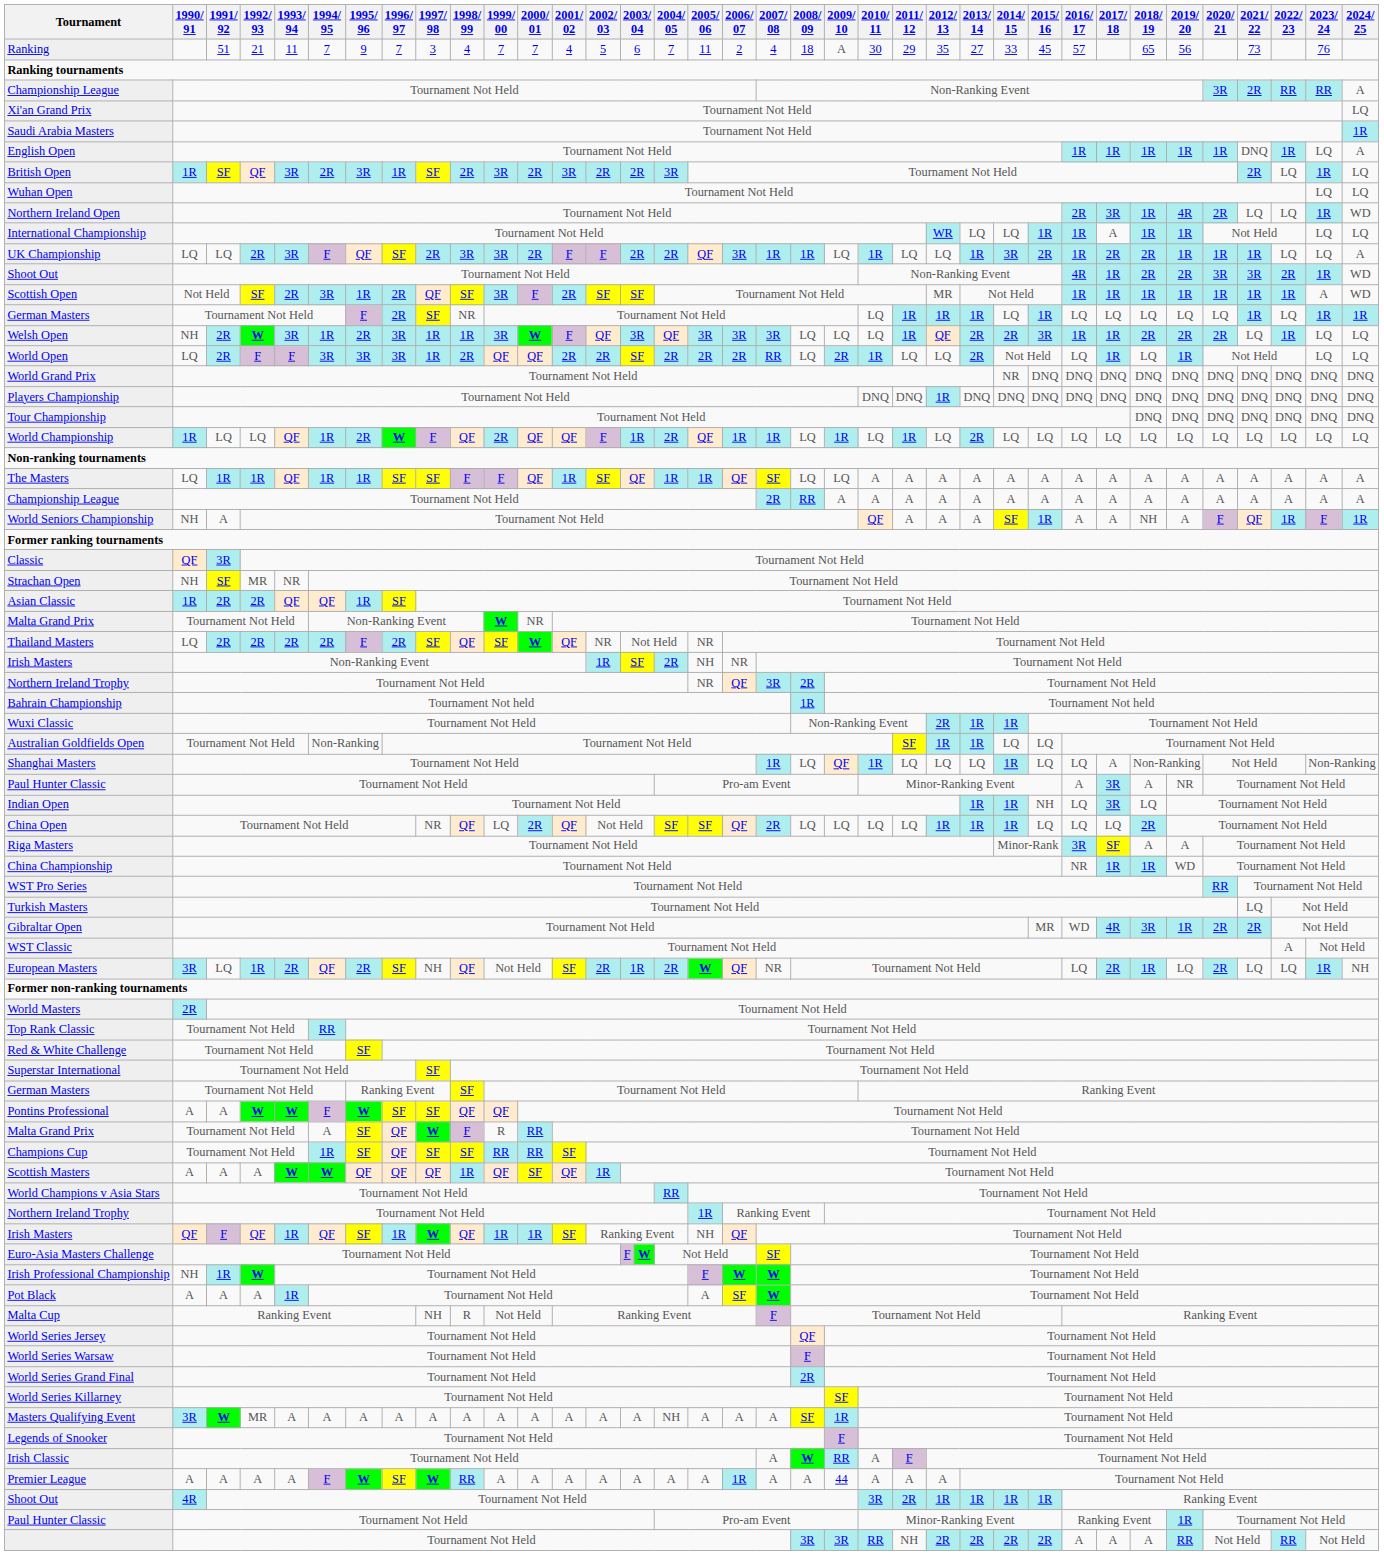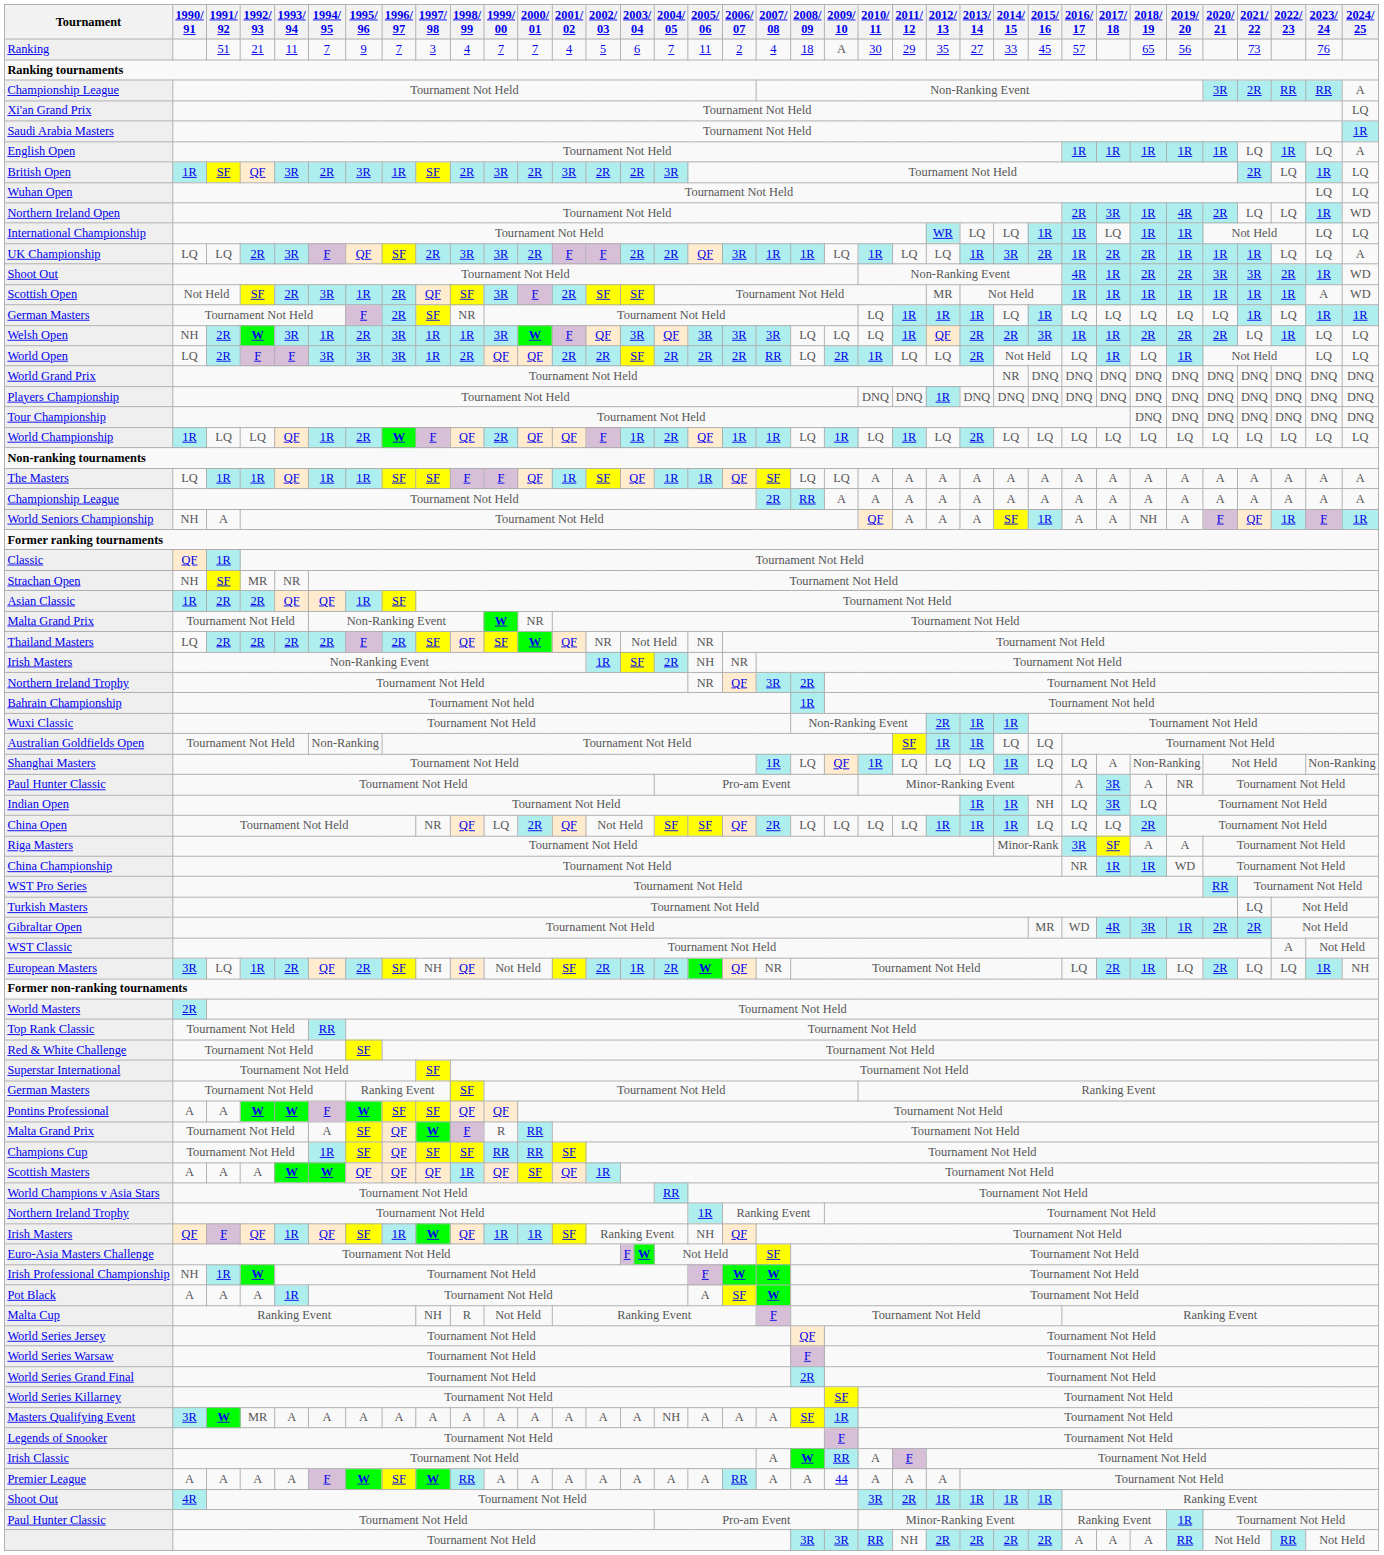(1254, 151) DNQ -> (1254, 151) LQ
(1113, 233) A -> (1113, 233) LQ
(224, 559) 3R -> (224, 559) 1R
(739, 1478) 1R -> (739, 1478) RR
